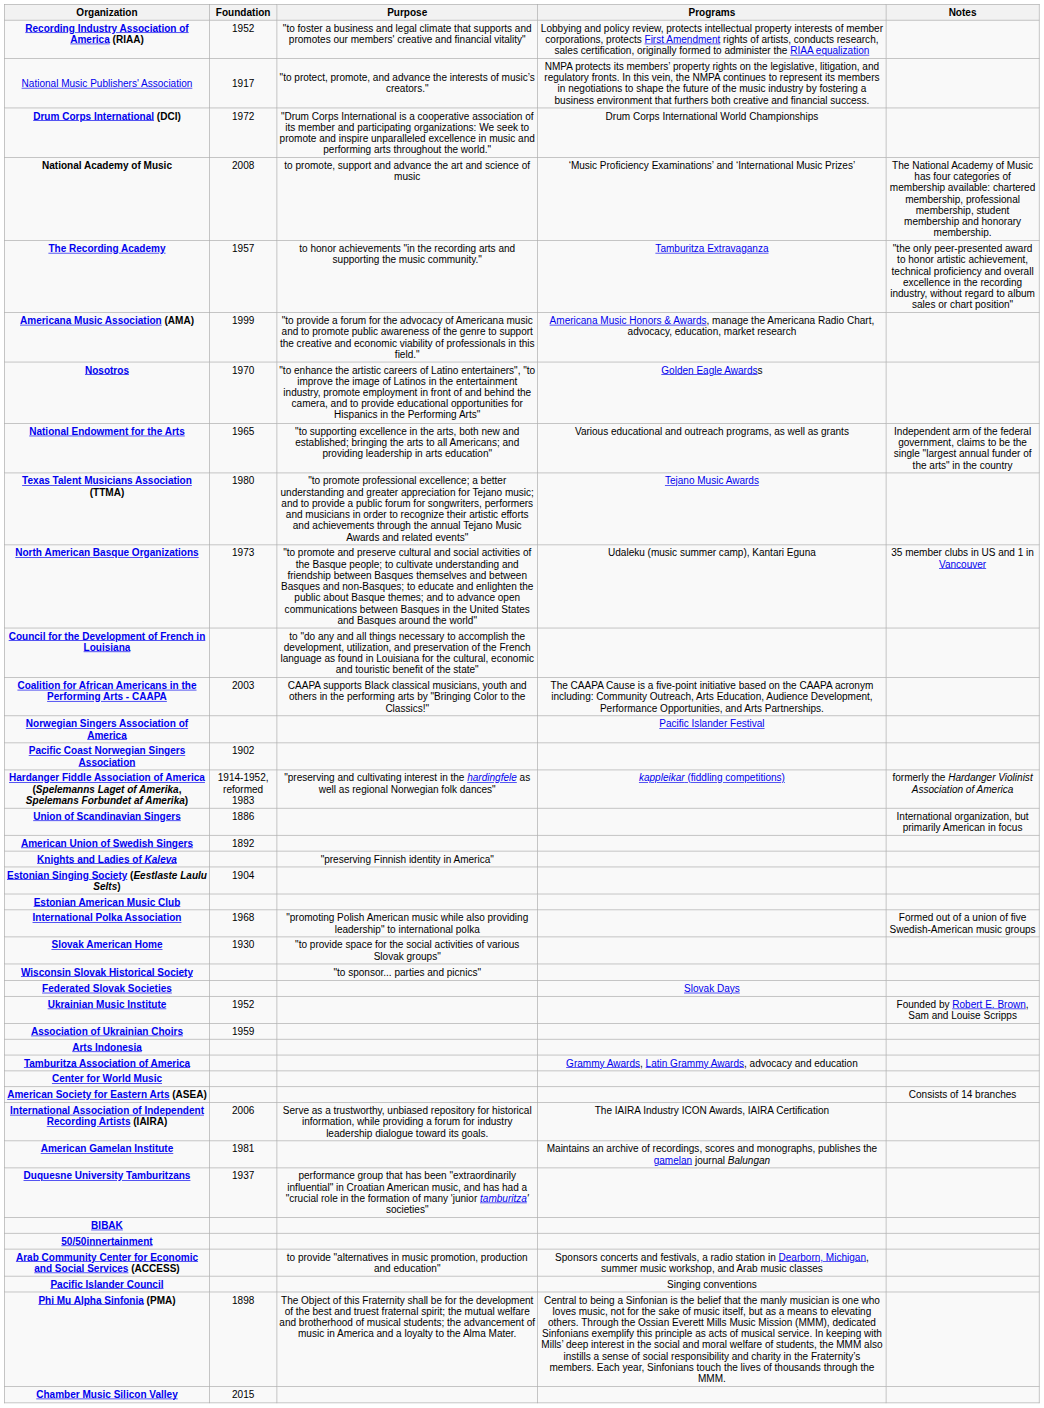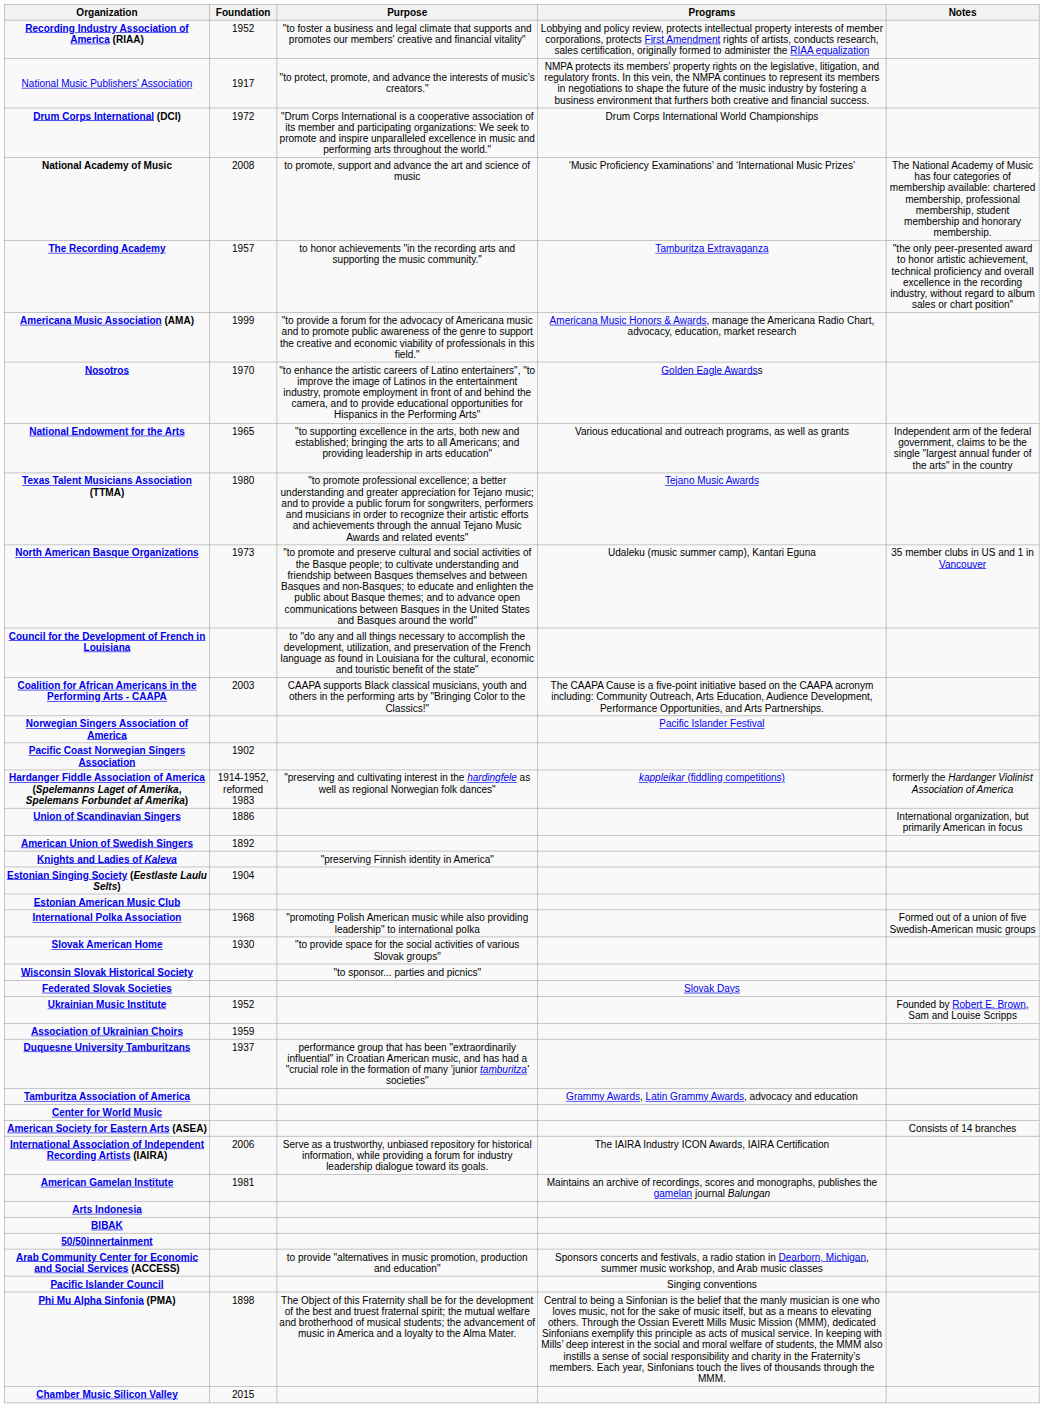rows swapped: (107, 1176) <-> (107, 1047)
